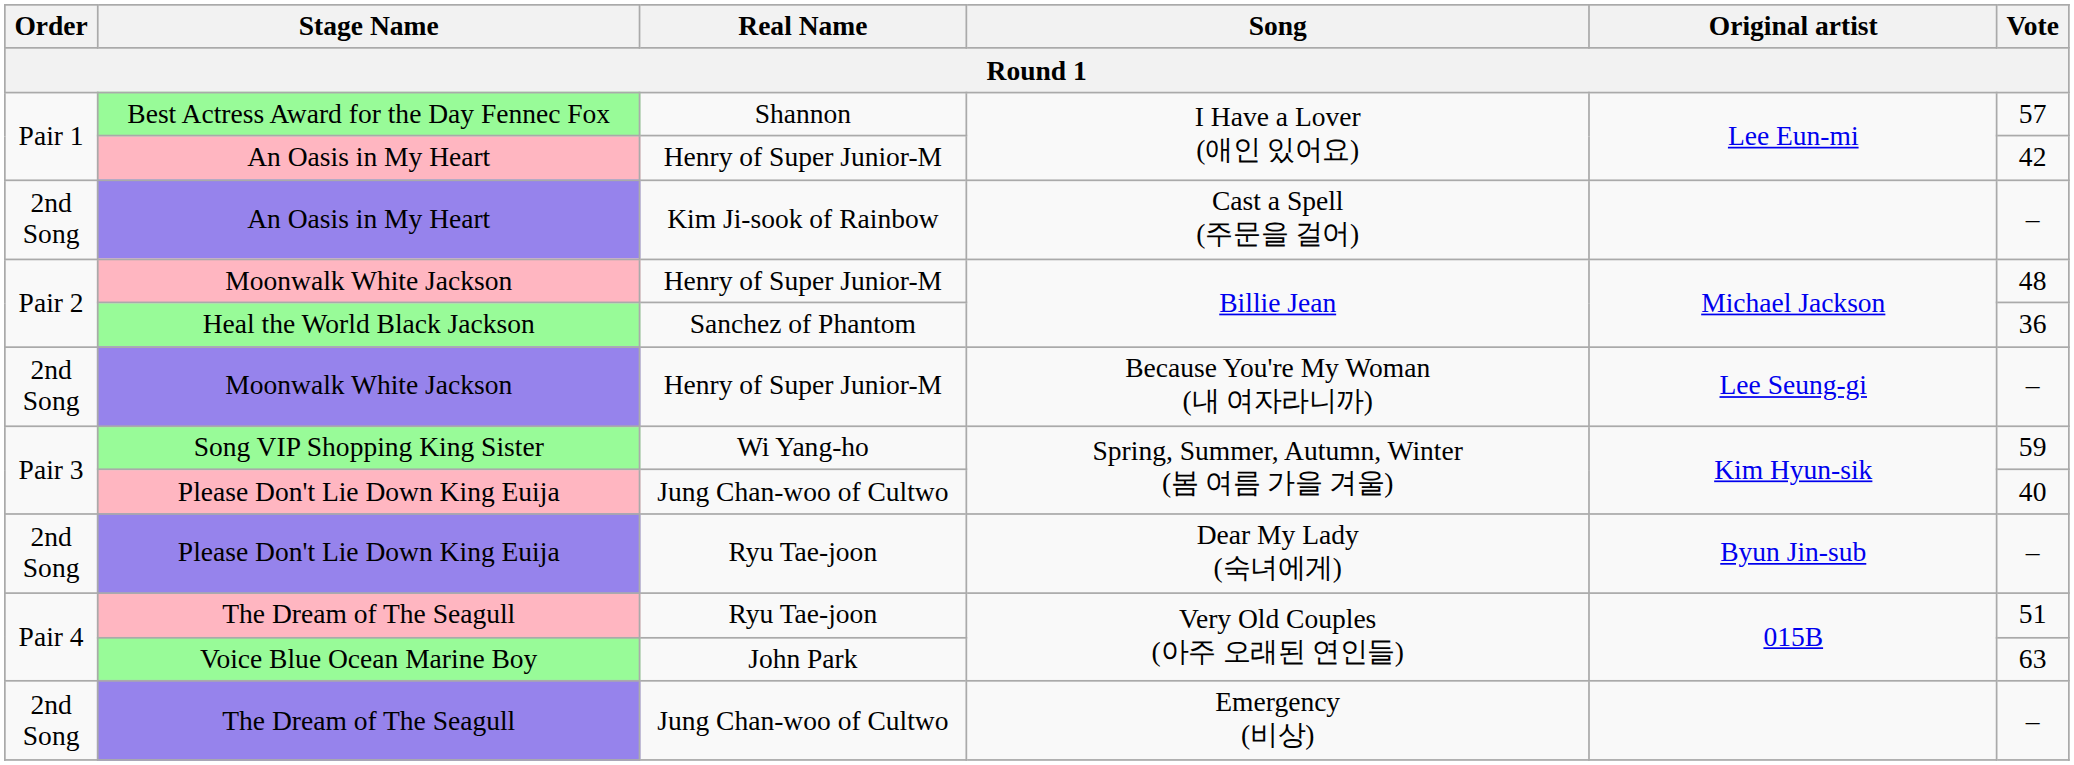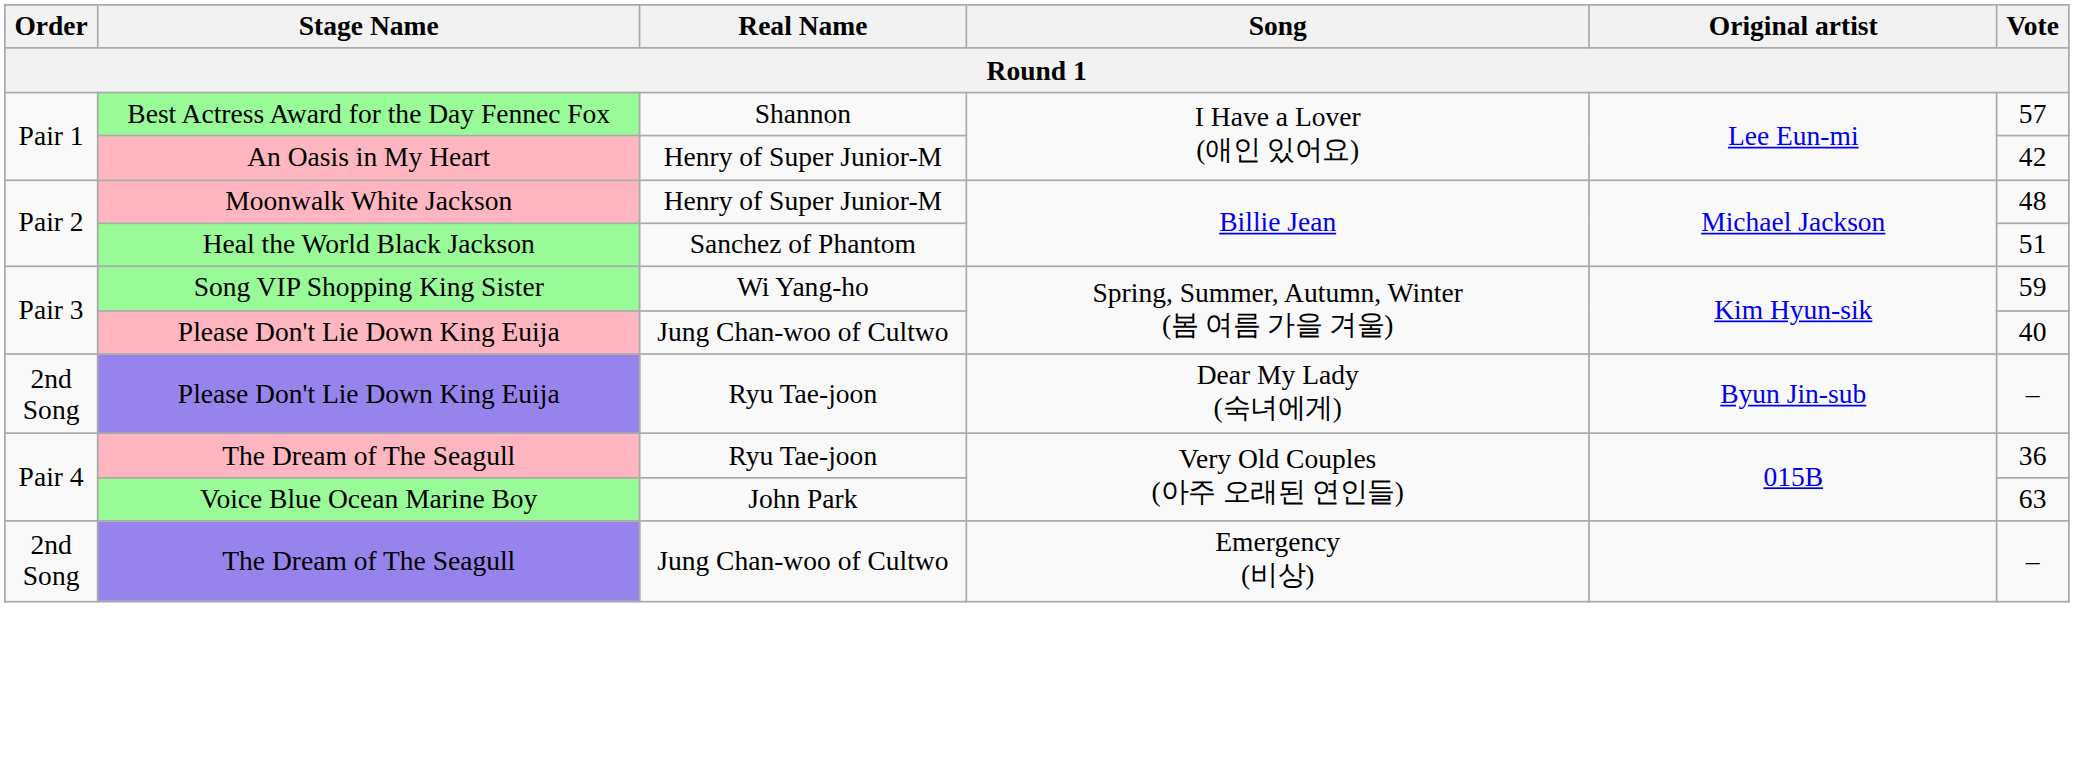- row: (369, 218)
(2033, 324) 36 -> (2033, 244) 51
- row: (369, 386)
(2033, 614) 51 -> (2033, 455) 36
